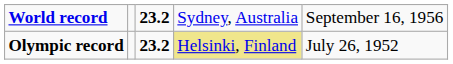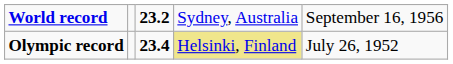(154, 45) 23.2 -> (154, 45) 23.4
